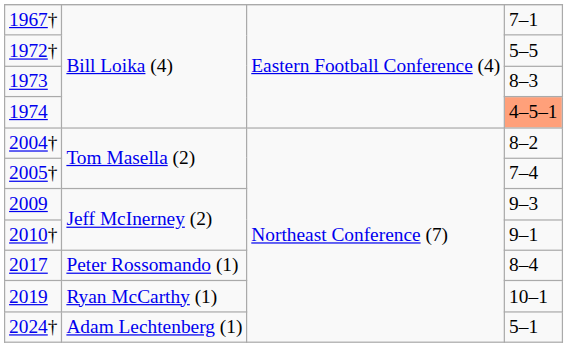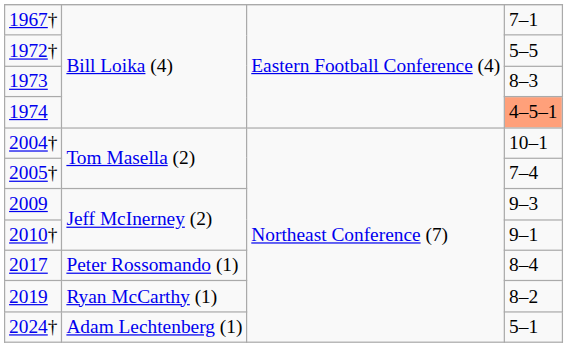(524, 142) 8–2 -> (528, 142) 10–1
(528, 296) 10–1 -> (524, 296) 8–2
